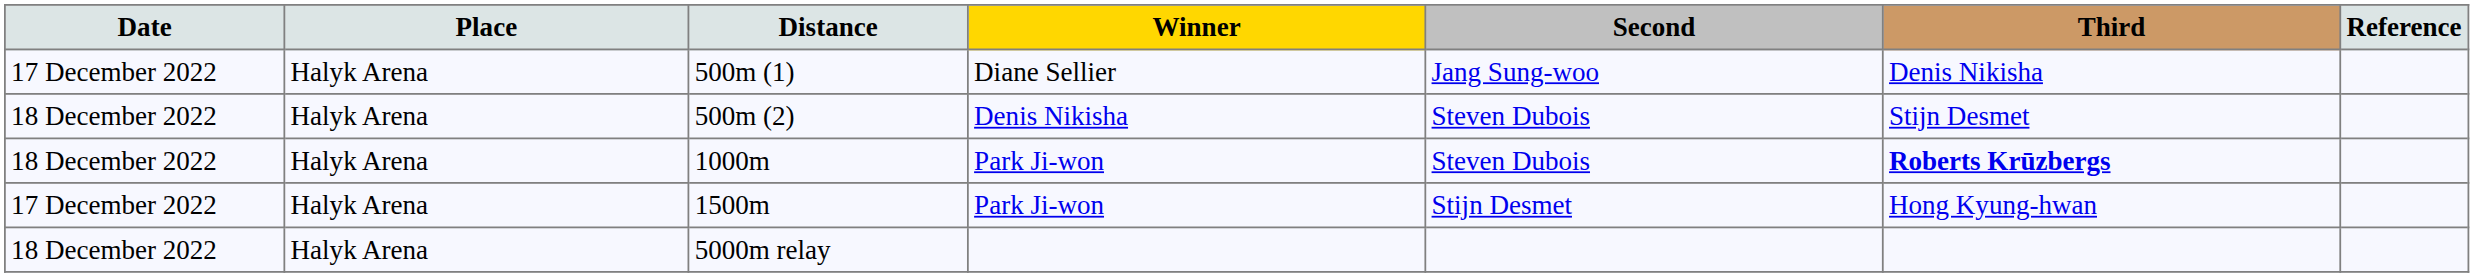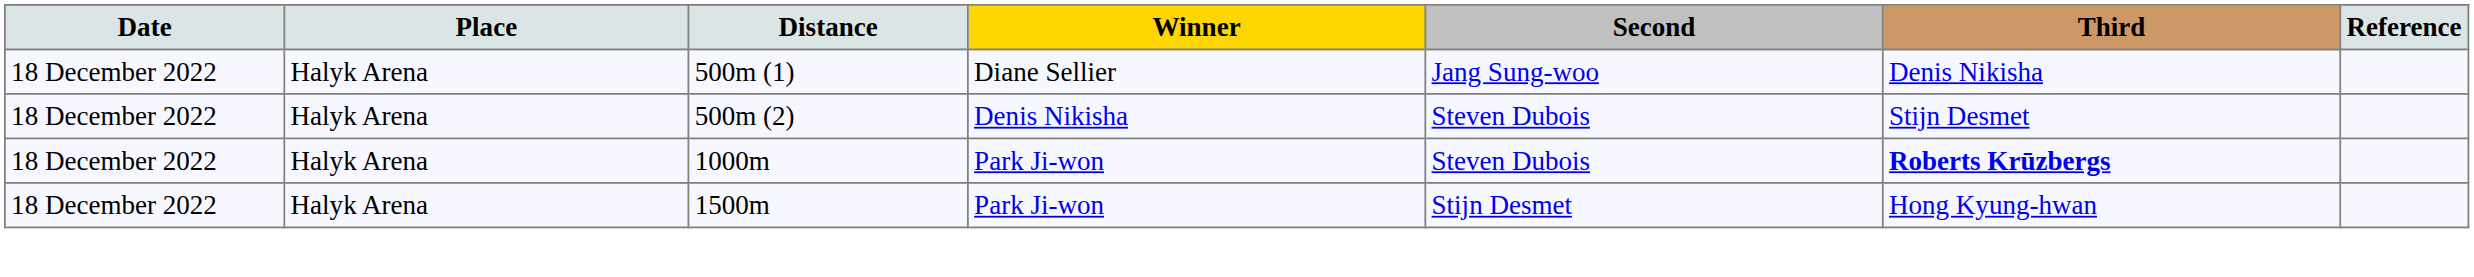(114, 71) 17 December 2022 -> (114, 71) 18 December 2022
(114, 204) 17 December 2022 -> (114, 204) 18 December 2022
- row: (763, 249)
